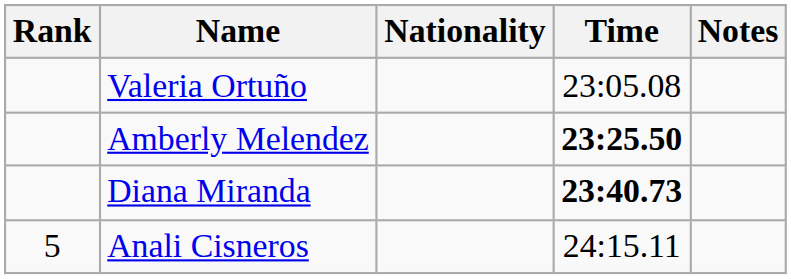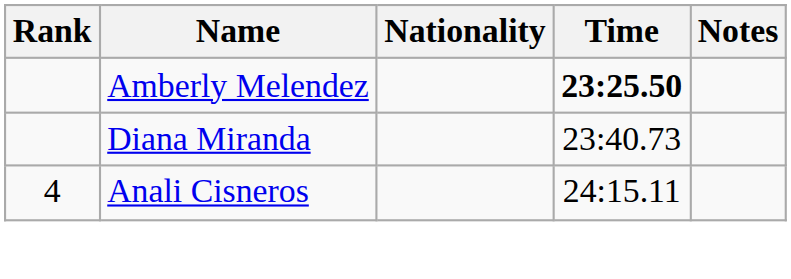- row: (207, 84)
(622, 191) bold -> (622, 138) normal
(52, 245) 5 -> (52, 191) 4
